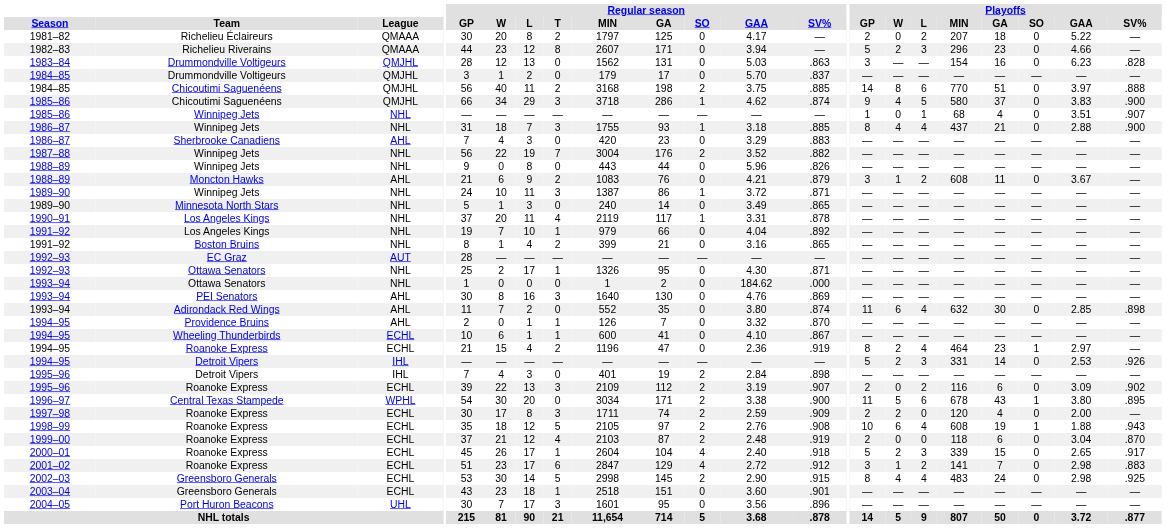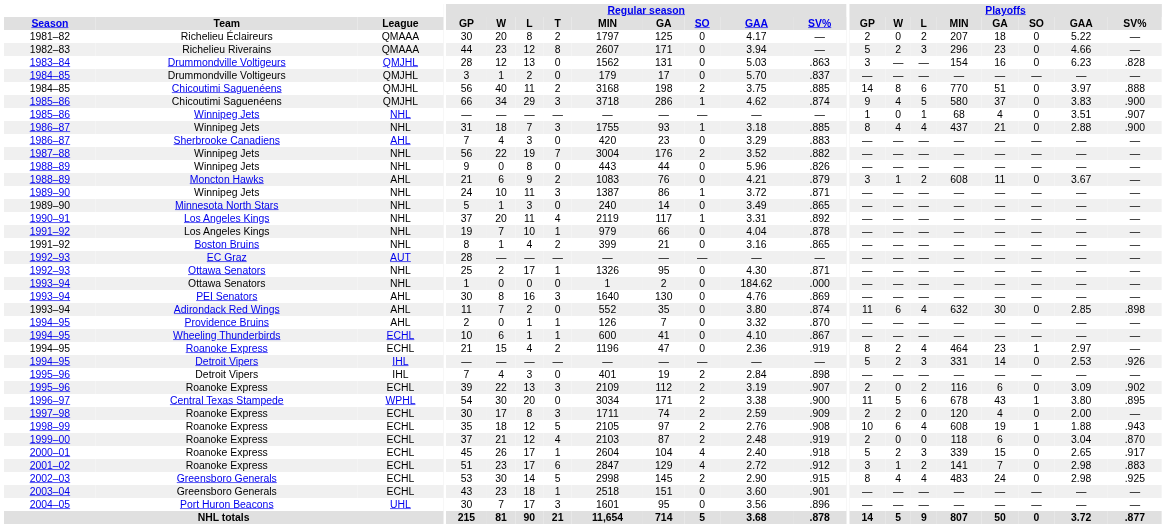(820, 218) .878 -> (820, 218) .892
(820, 231) .892 -> (820, 231) .878
